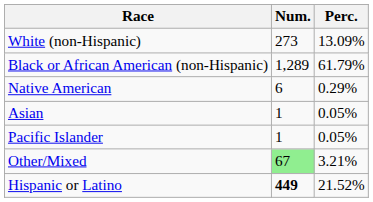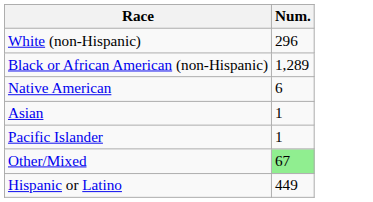- column: (341, 16)
(286, 40) 273 -> (286, 40) 296
(286, 185) bold -> (286, 185) normal
